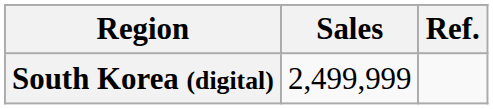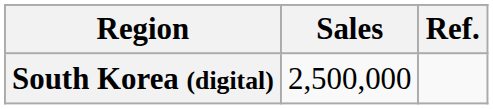(350, 77) 2,499,999 -> (350, 77) 2,500,000
